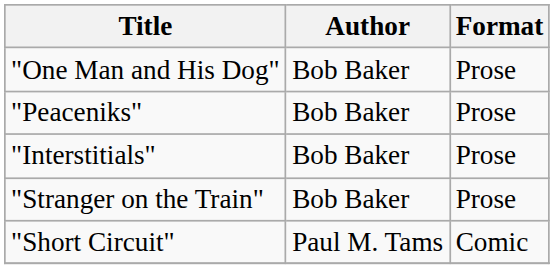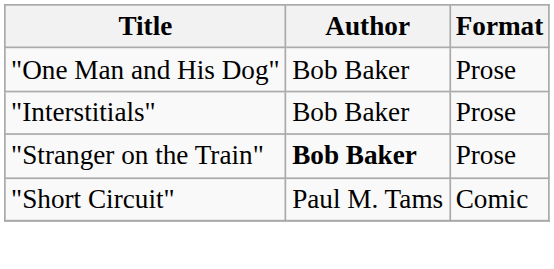- row: (77, 112)
(351, 198) normal -> (354, 155) bold
